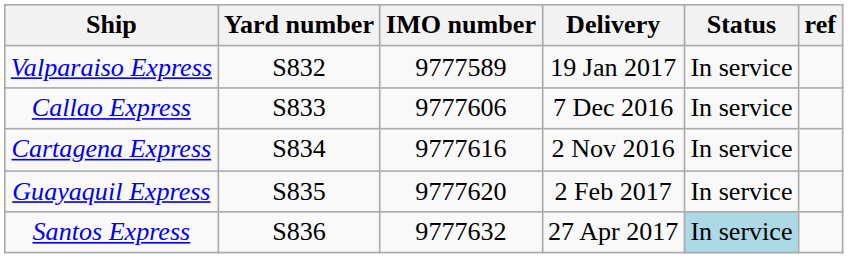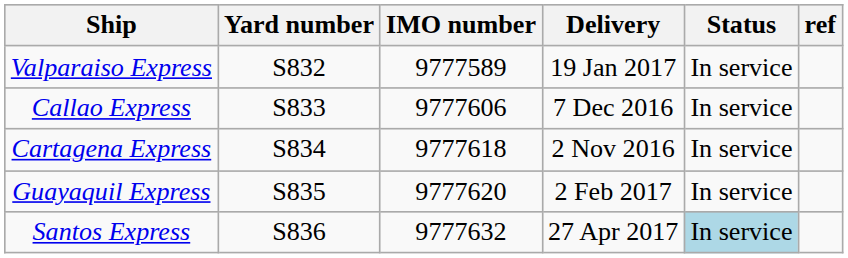(461, 149) 9777616 -> (461, 149) 9777618
